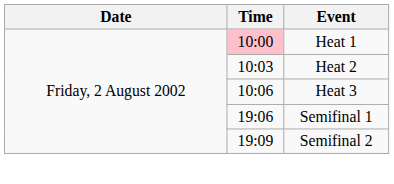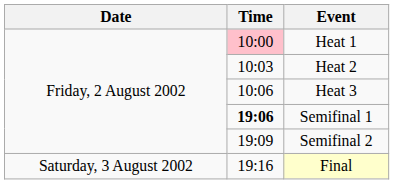(255, 116) normal -> (255, 116) bold
+ row: (336, 166)
